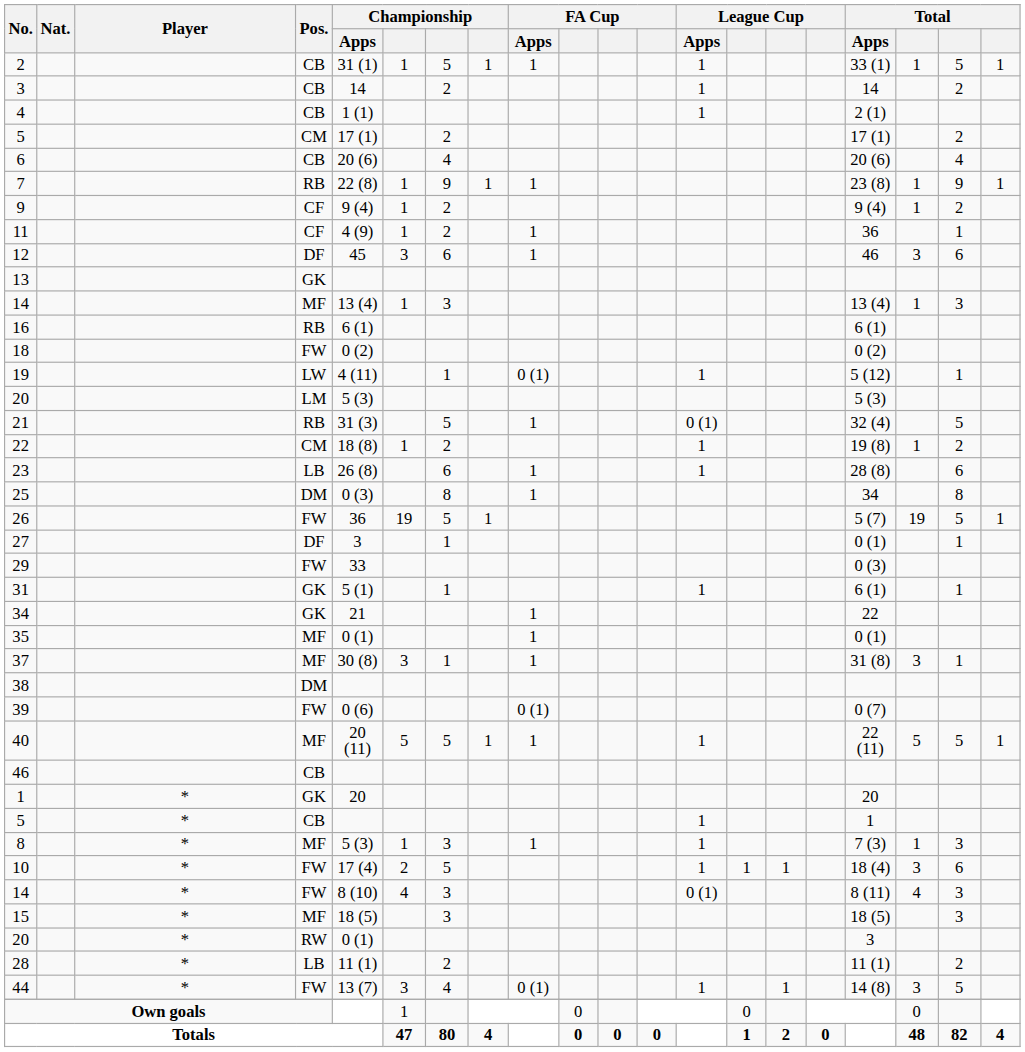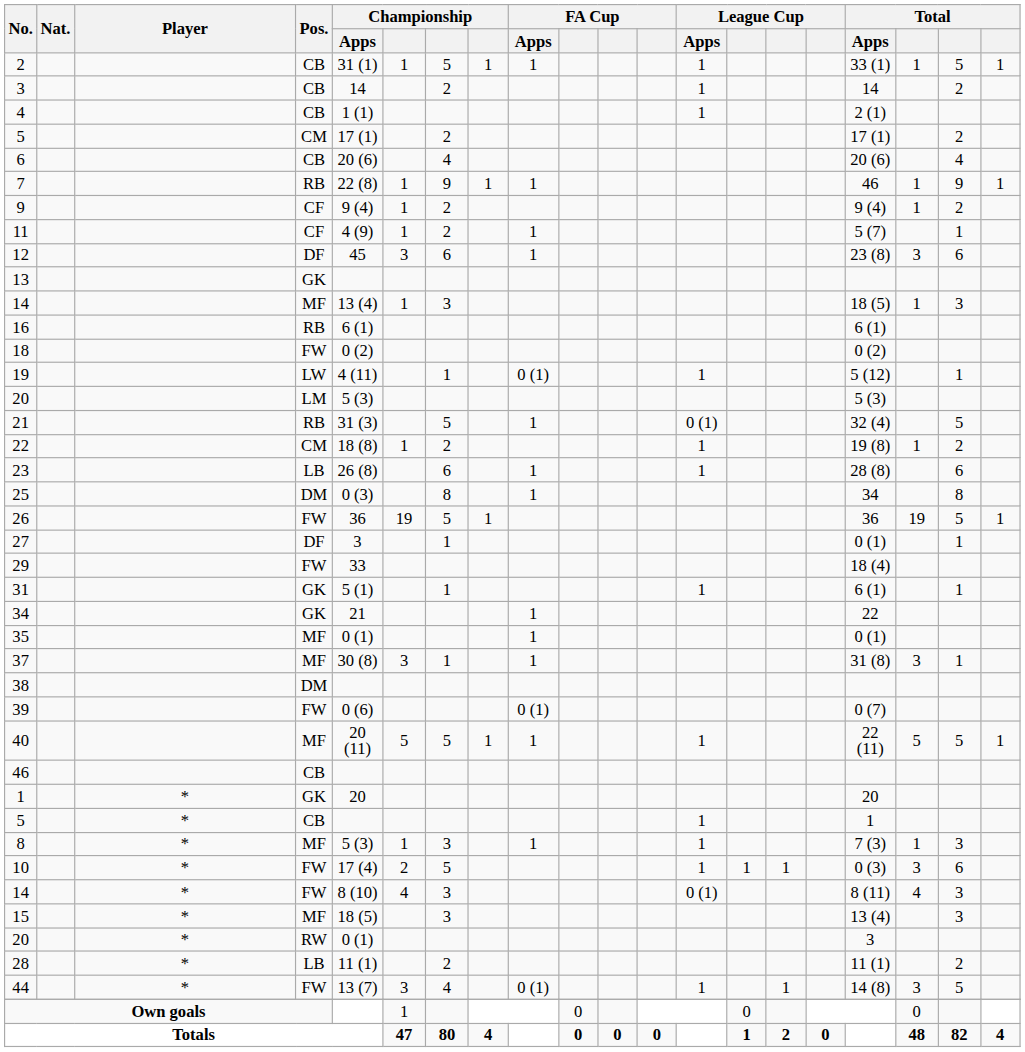(870, 184) 23 (8) -> (870, 184) 46
(870, 232) 36 -> (870, 232) 5 (7)
(870, 256) 46 -> (870, 256) 23 (8)
(870, 303) 13 (4) -> (870, 303) 18 (5)
(870, 518) 5 (7) -> (870, 518) 36
(870, 566) 0 (3) -> (870, 566) 18 (4)
(870, 868) 18 (4) -> (870, 868) 0 (3)
(870, 916) 18 (5) -> (870, 916) 13 (4)
